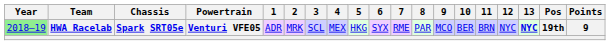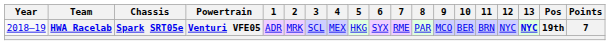(26, 28) lightgreen background -> (26, 28) no background
(586, 28) 9 -> (586, 28) 7
